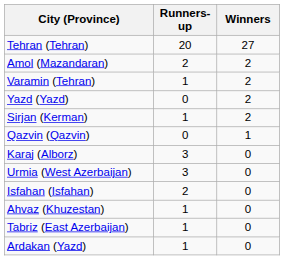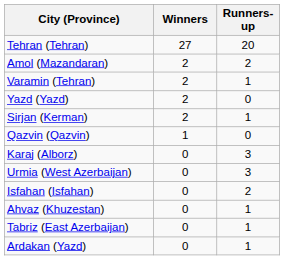columns swapped: (248, 20) <-> (185, 20)
